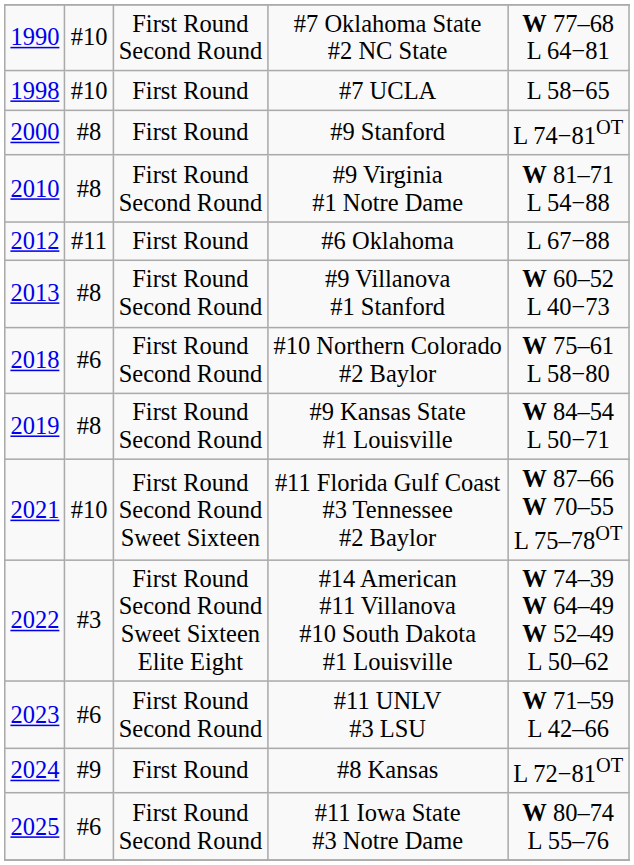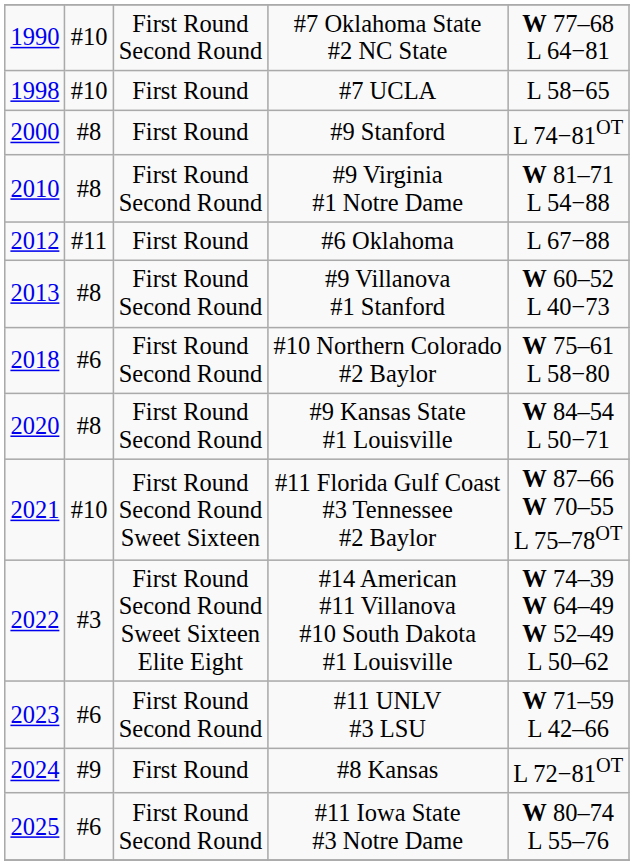(35, 426) 2019 -> (35, 426) 2020
